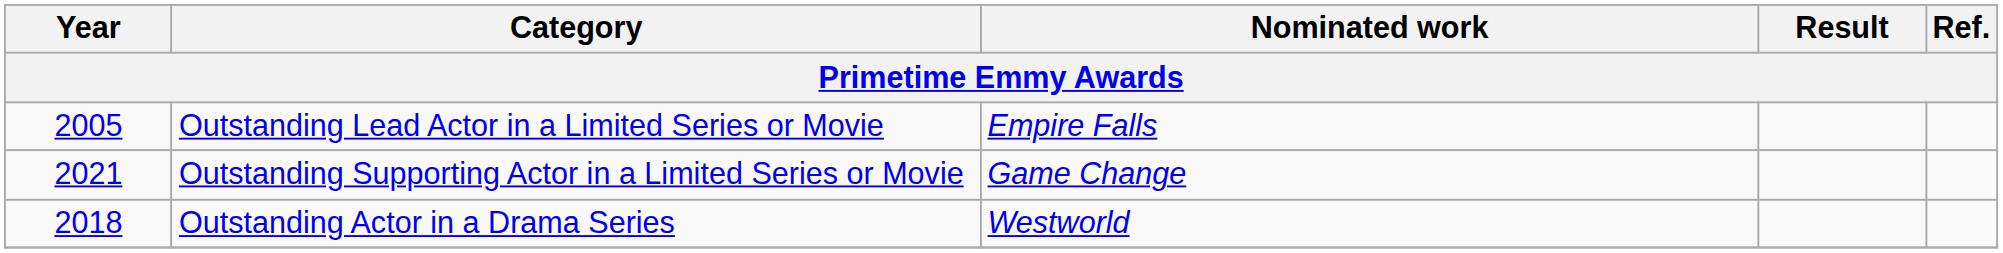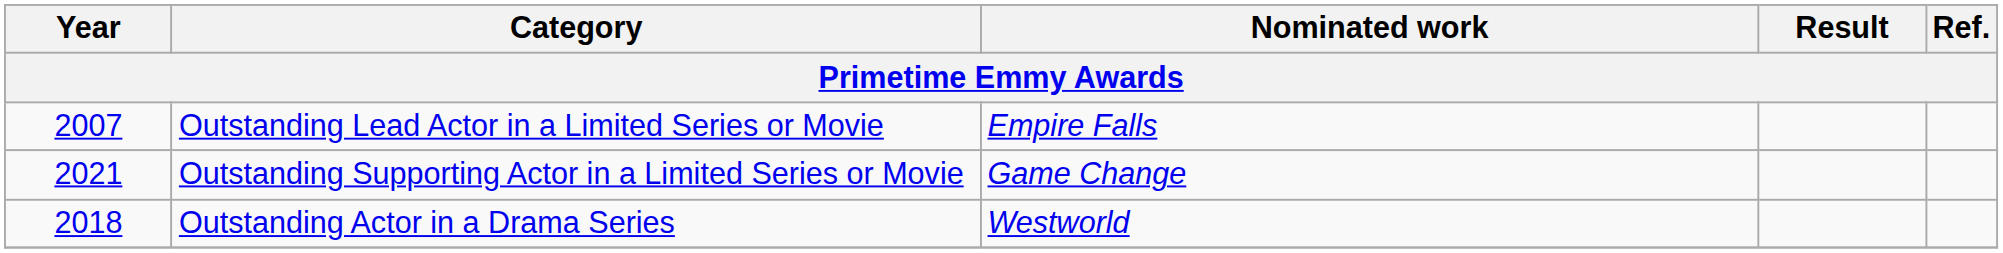(88, 125) 2005 -> (88, 125) 2007
